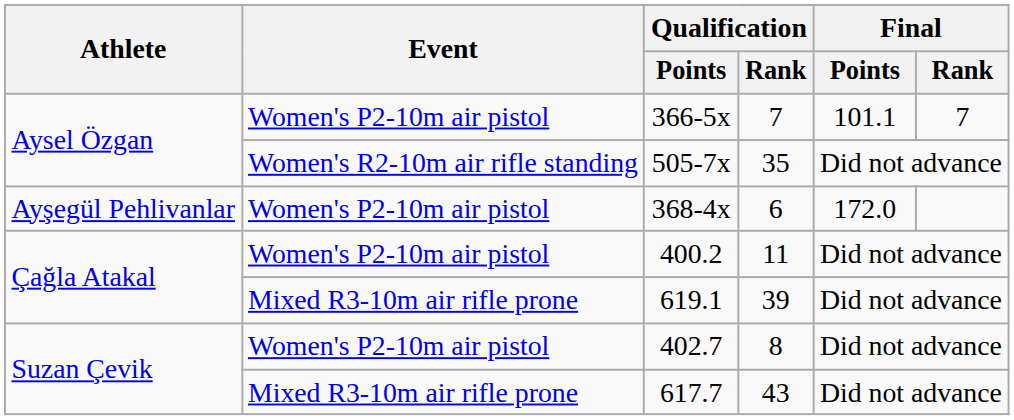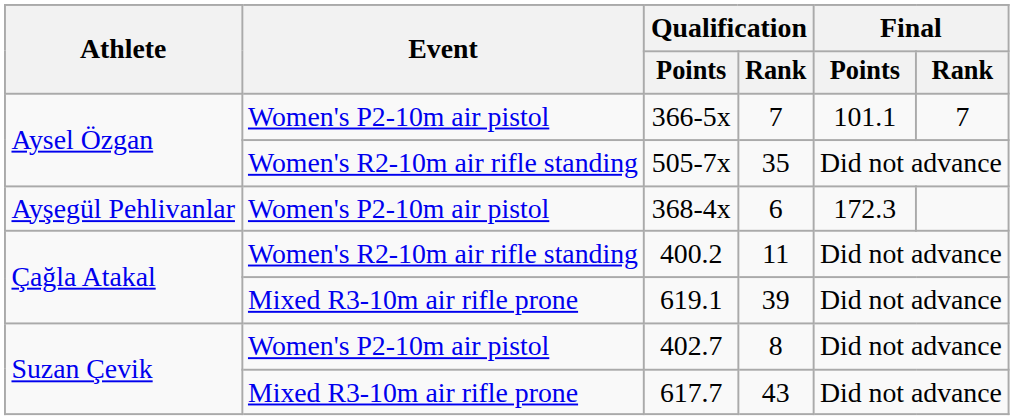(865, 208) 172.0 -> (865, 208) 172.3
(399, 254) Women's P2-10m air pistol -> (443, 254) Women's R2-10m air rifle standing
